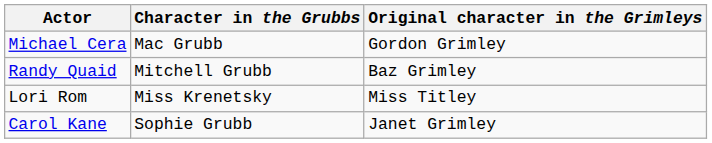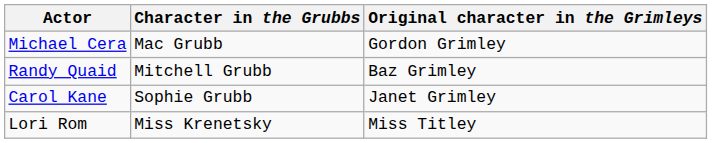rows swapped: (58, 125) <-> (48, 98)
